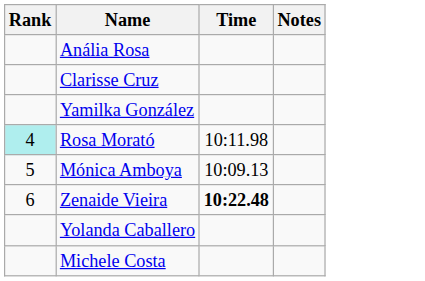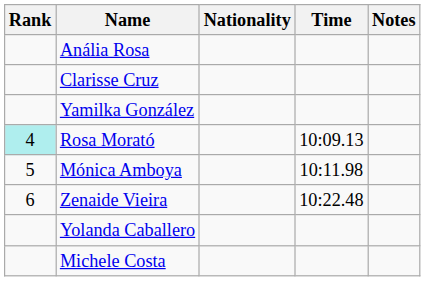+ column: (247, 19)
(236, 140) 10:11.98 -> (331, 140) 10:09.13
(236, 170) 10:09.13 -> (331, 170) 10:11.98
(236, 200) bold -> (331, 200) normal
